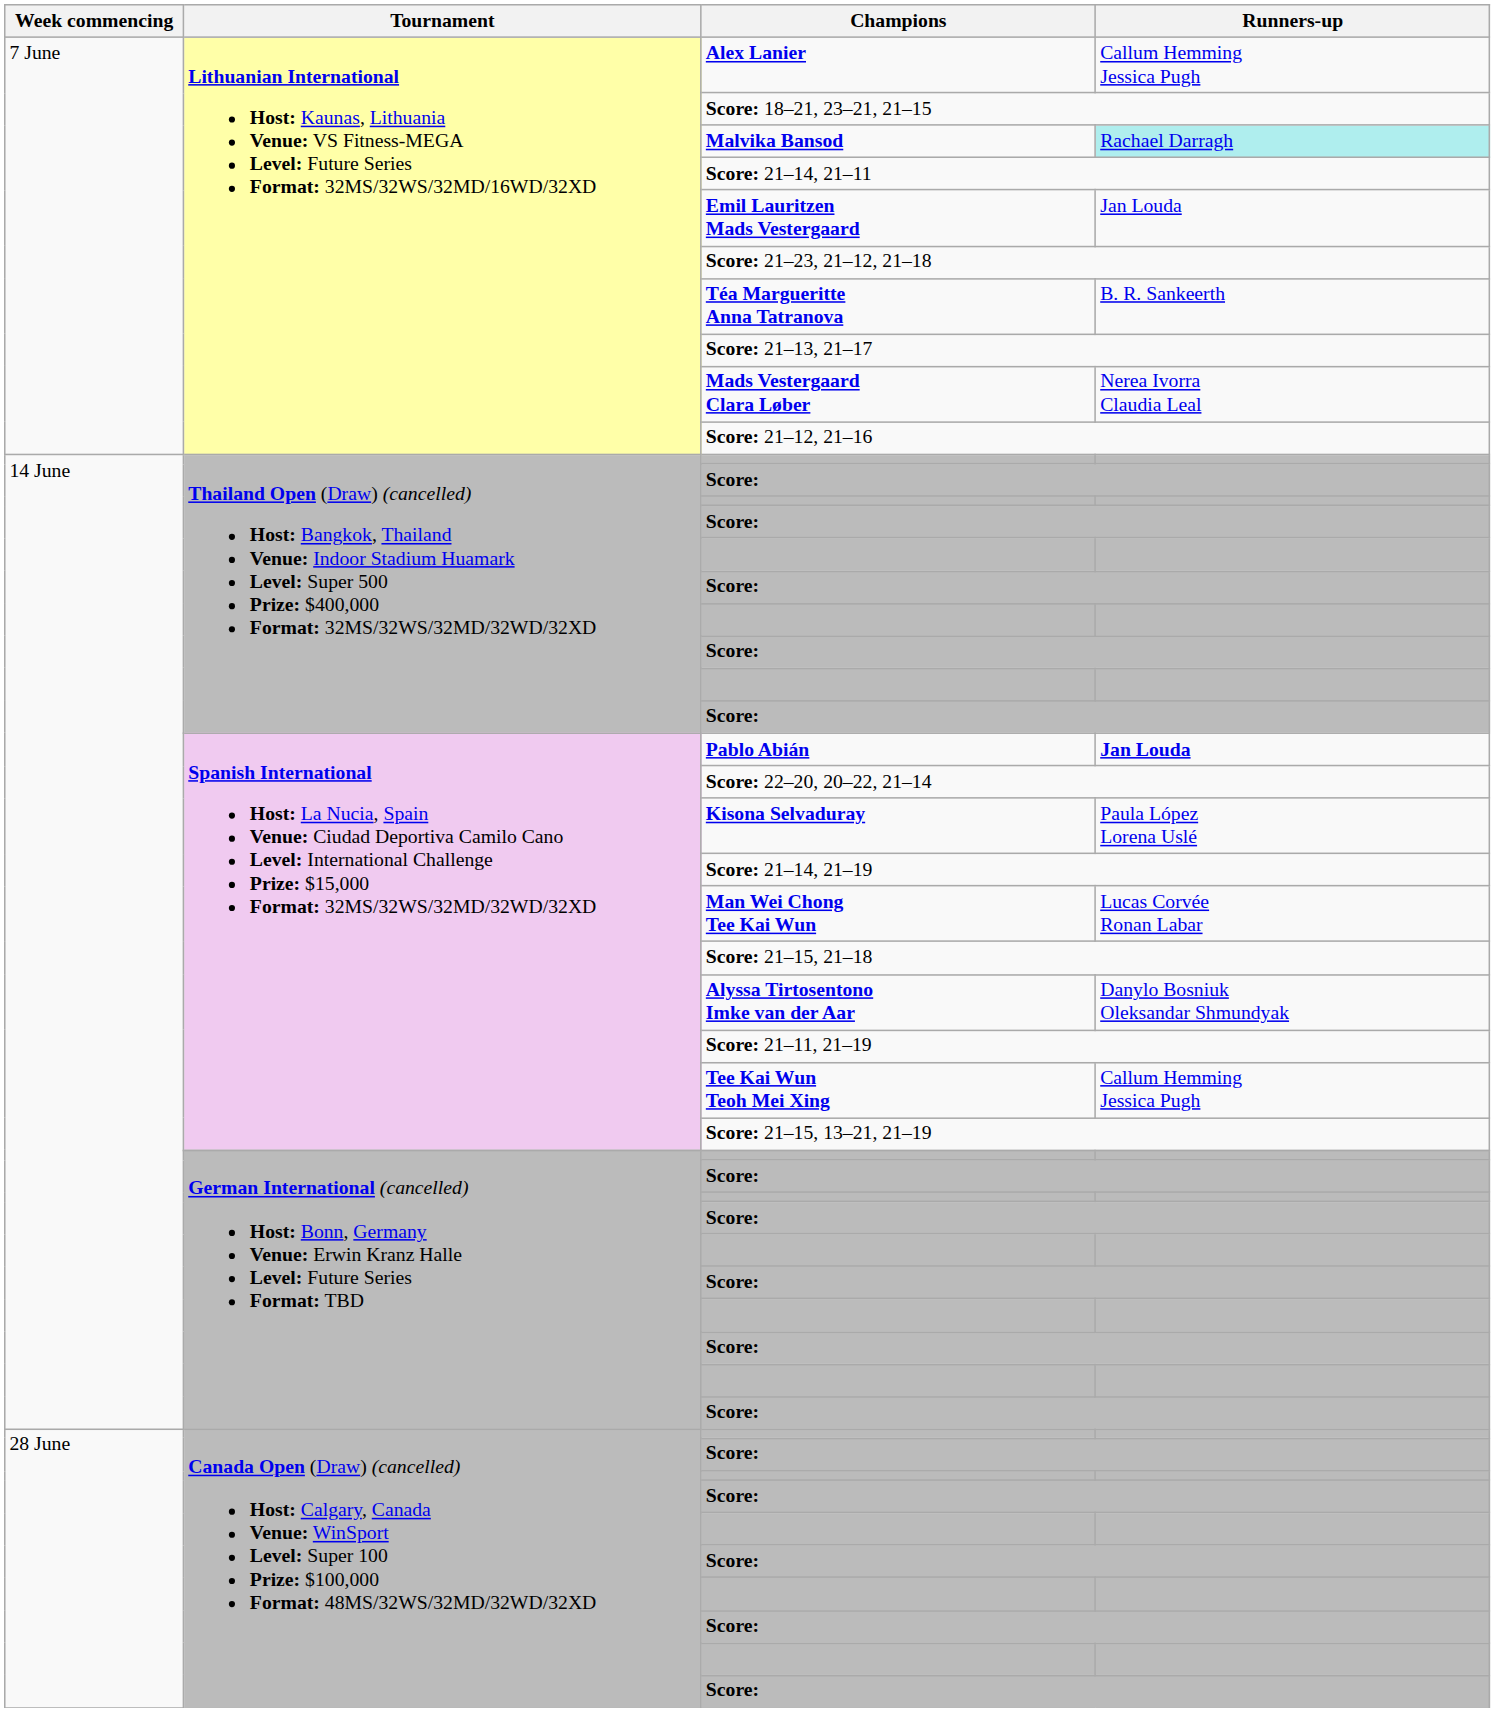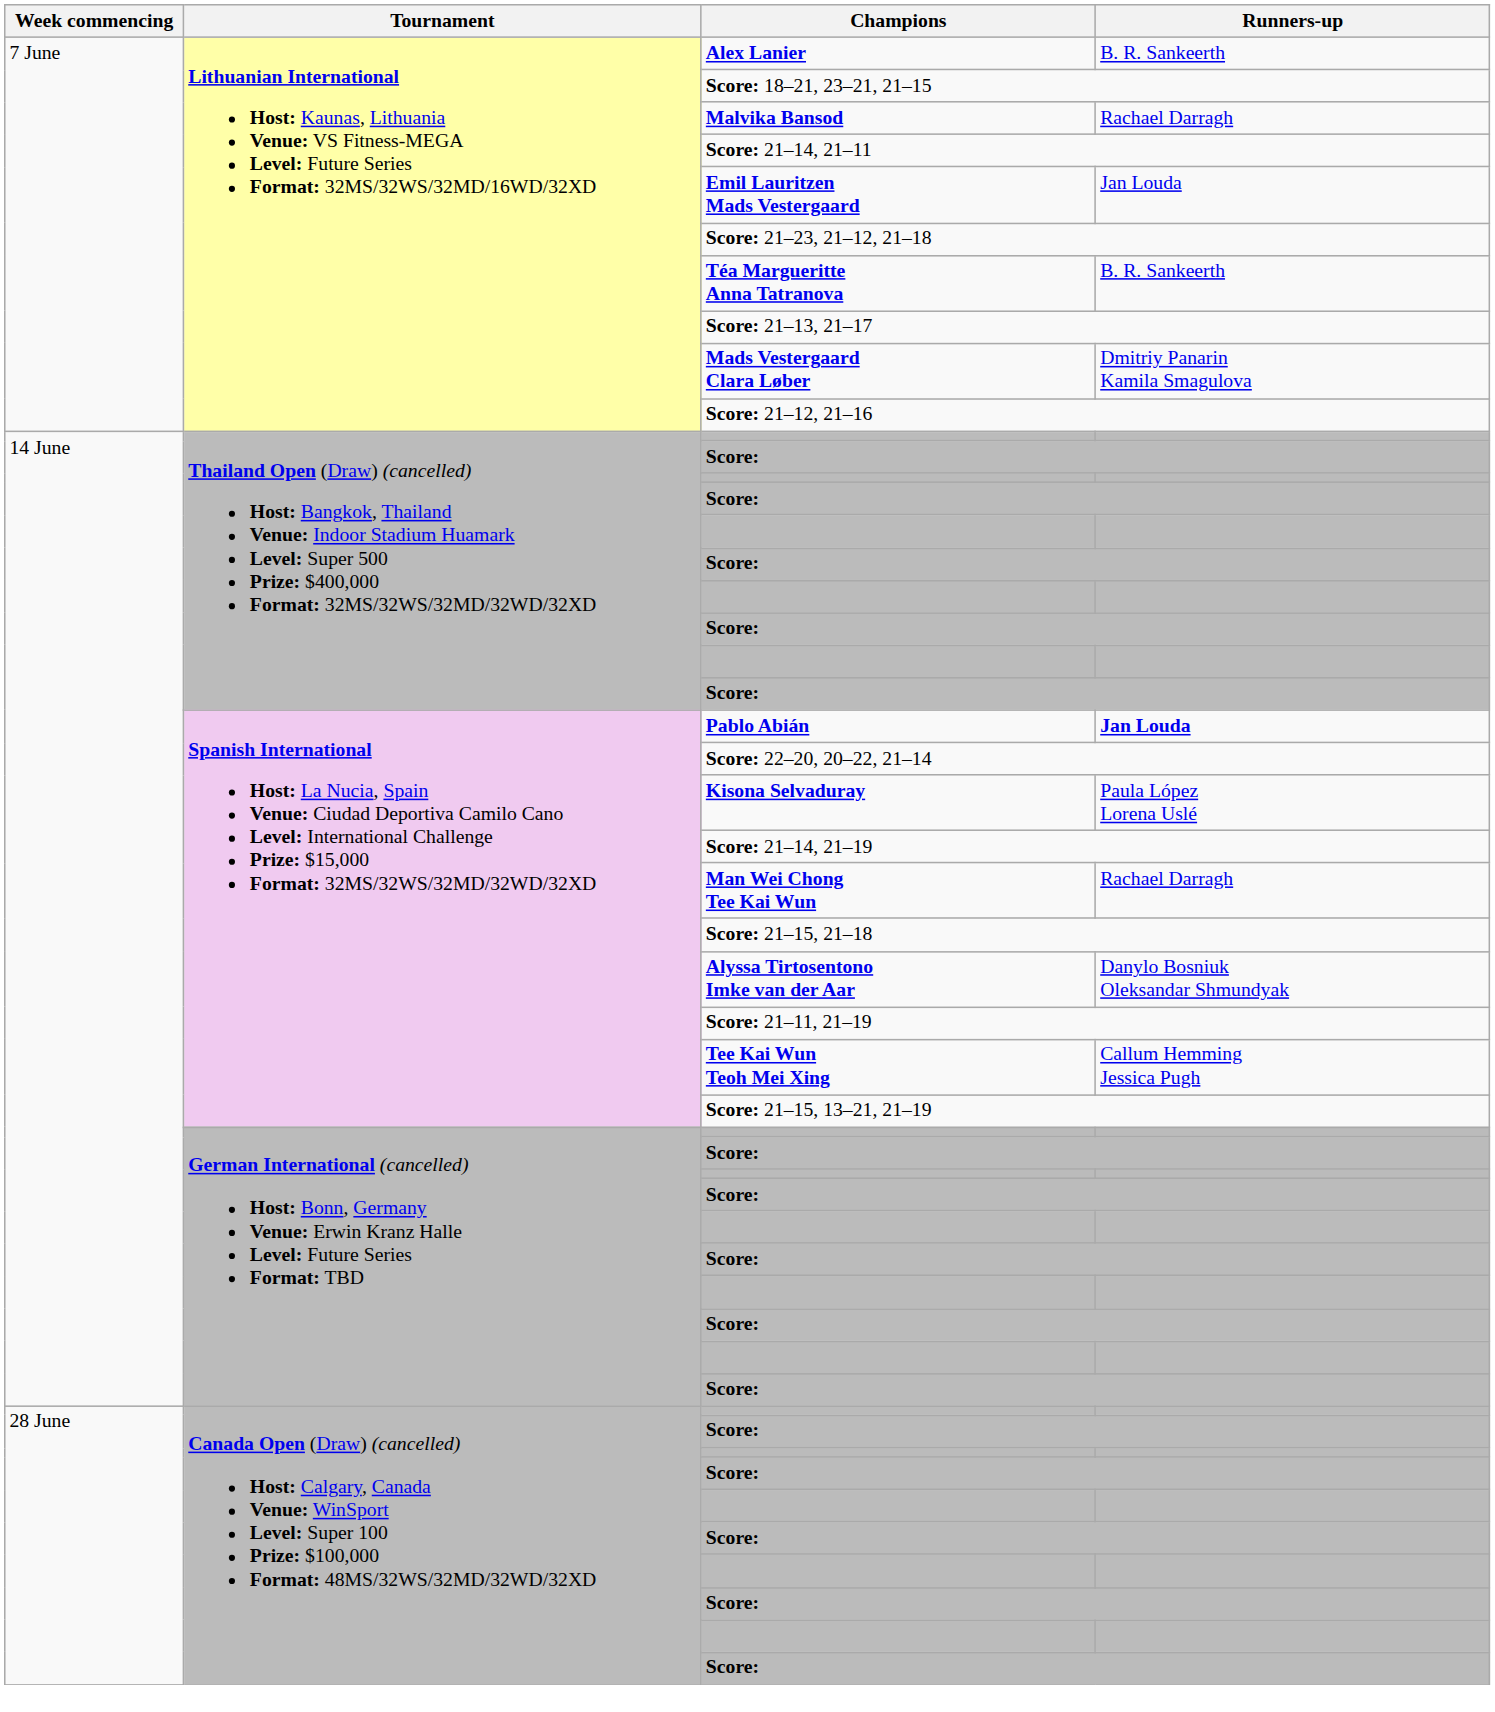(1171, 64) Callum Hemming Jessica Pugh -> (1163, 53) B. R. Sankeerth
(1167, 141) paleturquoise background -> (1167, 117) no background
(1151, 393) Nerea Ivorra Claudia Leal -> (1176, 370) Dmitriy Panarin Kamila Smagulova
(1155, 913) Lucas Corvée Ronan Labar -> (1167, 878) Rachael Darragh
